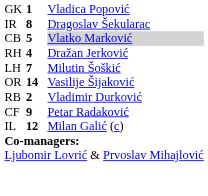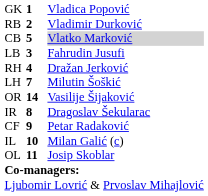rows swapped: (13, 97) <-> (11, 24)
+ row: (12, 53)
(32, 126) 12 -> (32, 140) 10
+ row: (13, 155)
